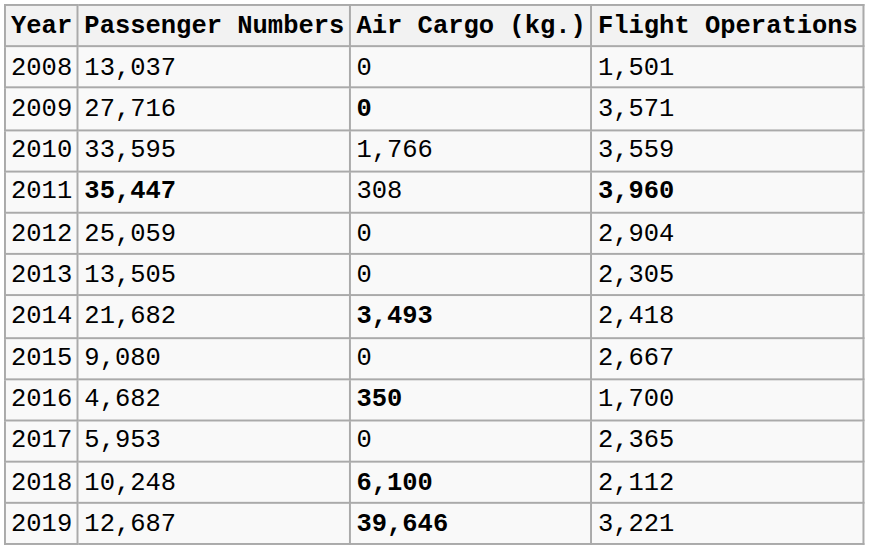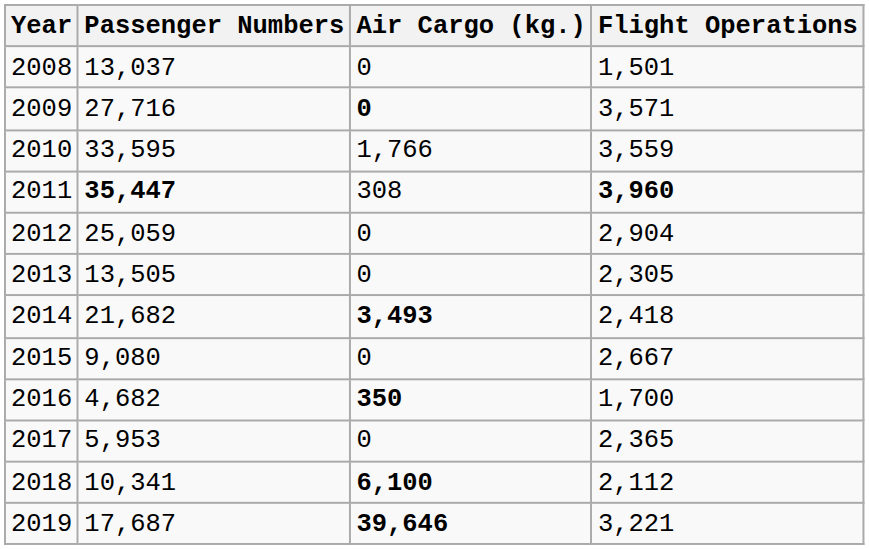(130, 483) 10,248 -> (130, 483) 10,341
(130, 524) 12,687 -> (130, 524) 17,687
